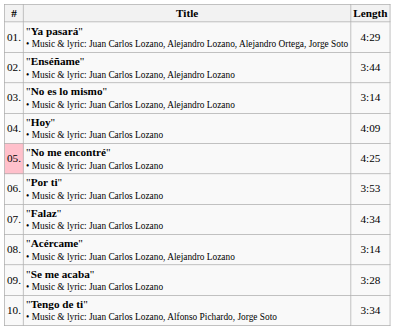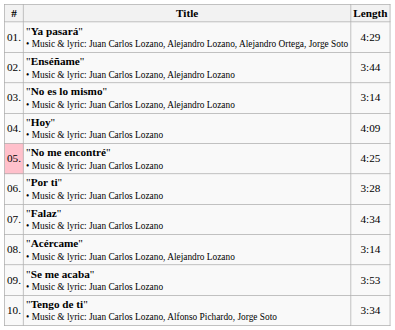(370, 189) 3:53 -> (370, 189) 3:28
(370, 280) 3:28 -> (370, 280) 3:53
